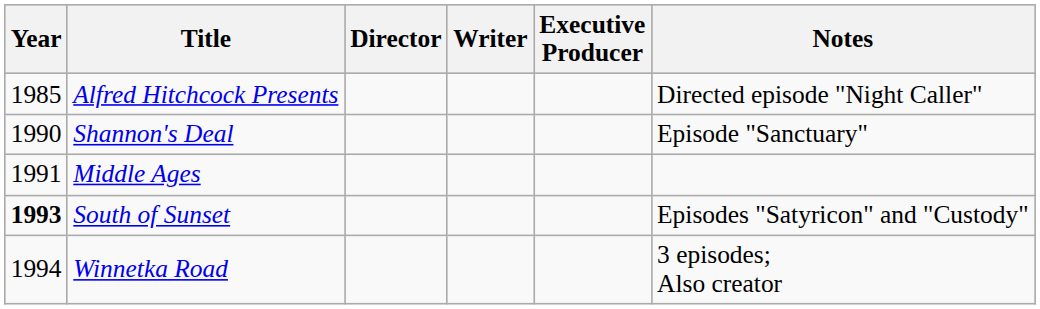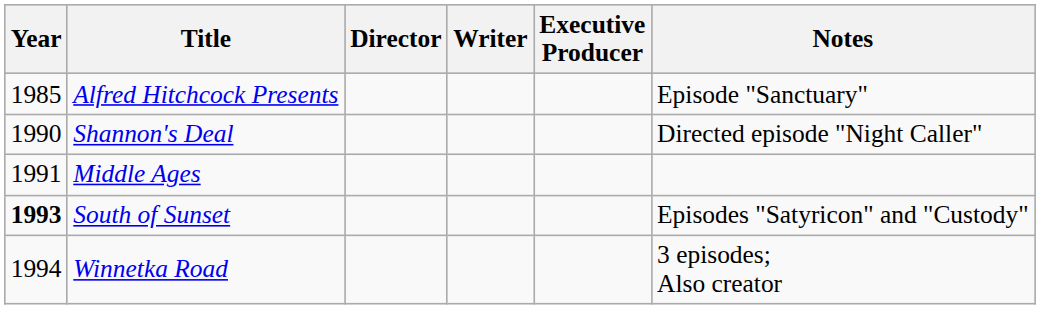(820, 93) Directed episode "Night Caller" -> (762, 93) Episode "Sanctuary"
(762, 133) Episode "Sanctuary" -> (820, 133) Directed episode "Night Caller"
